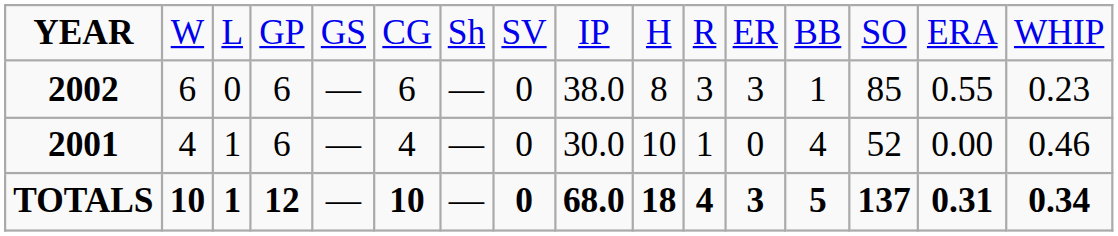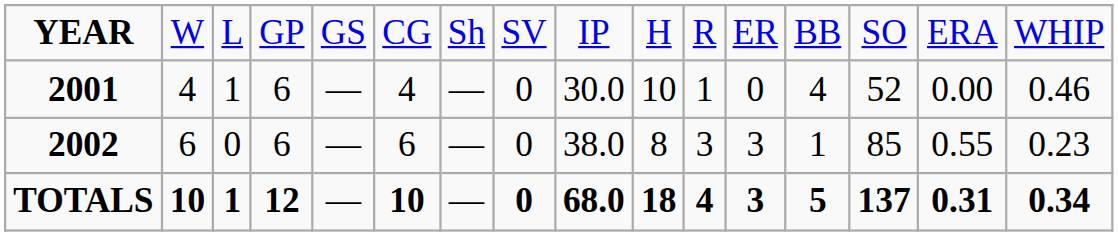rows swapped: (83, 144) <-> (83, 88)
